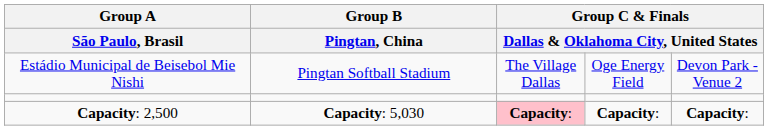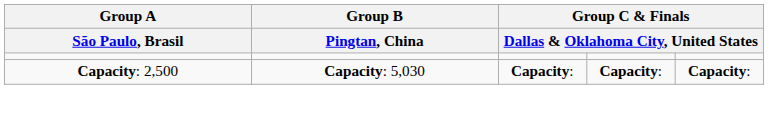- row: (128, 73)
(541, 112) pink background -> (542, 71) no background
